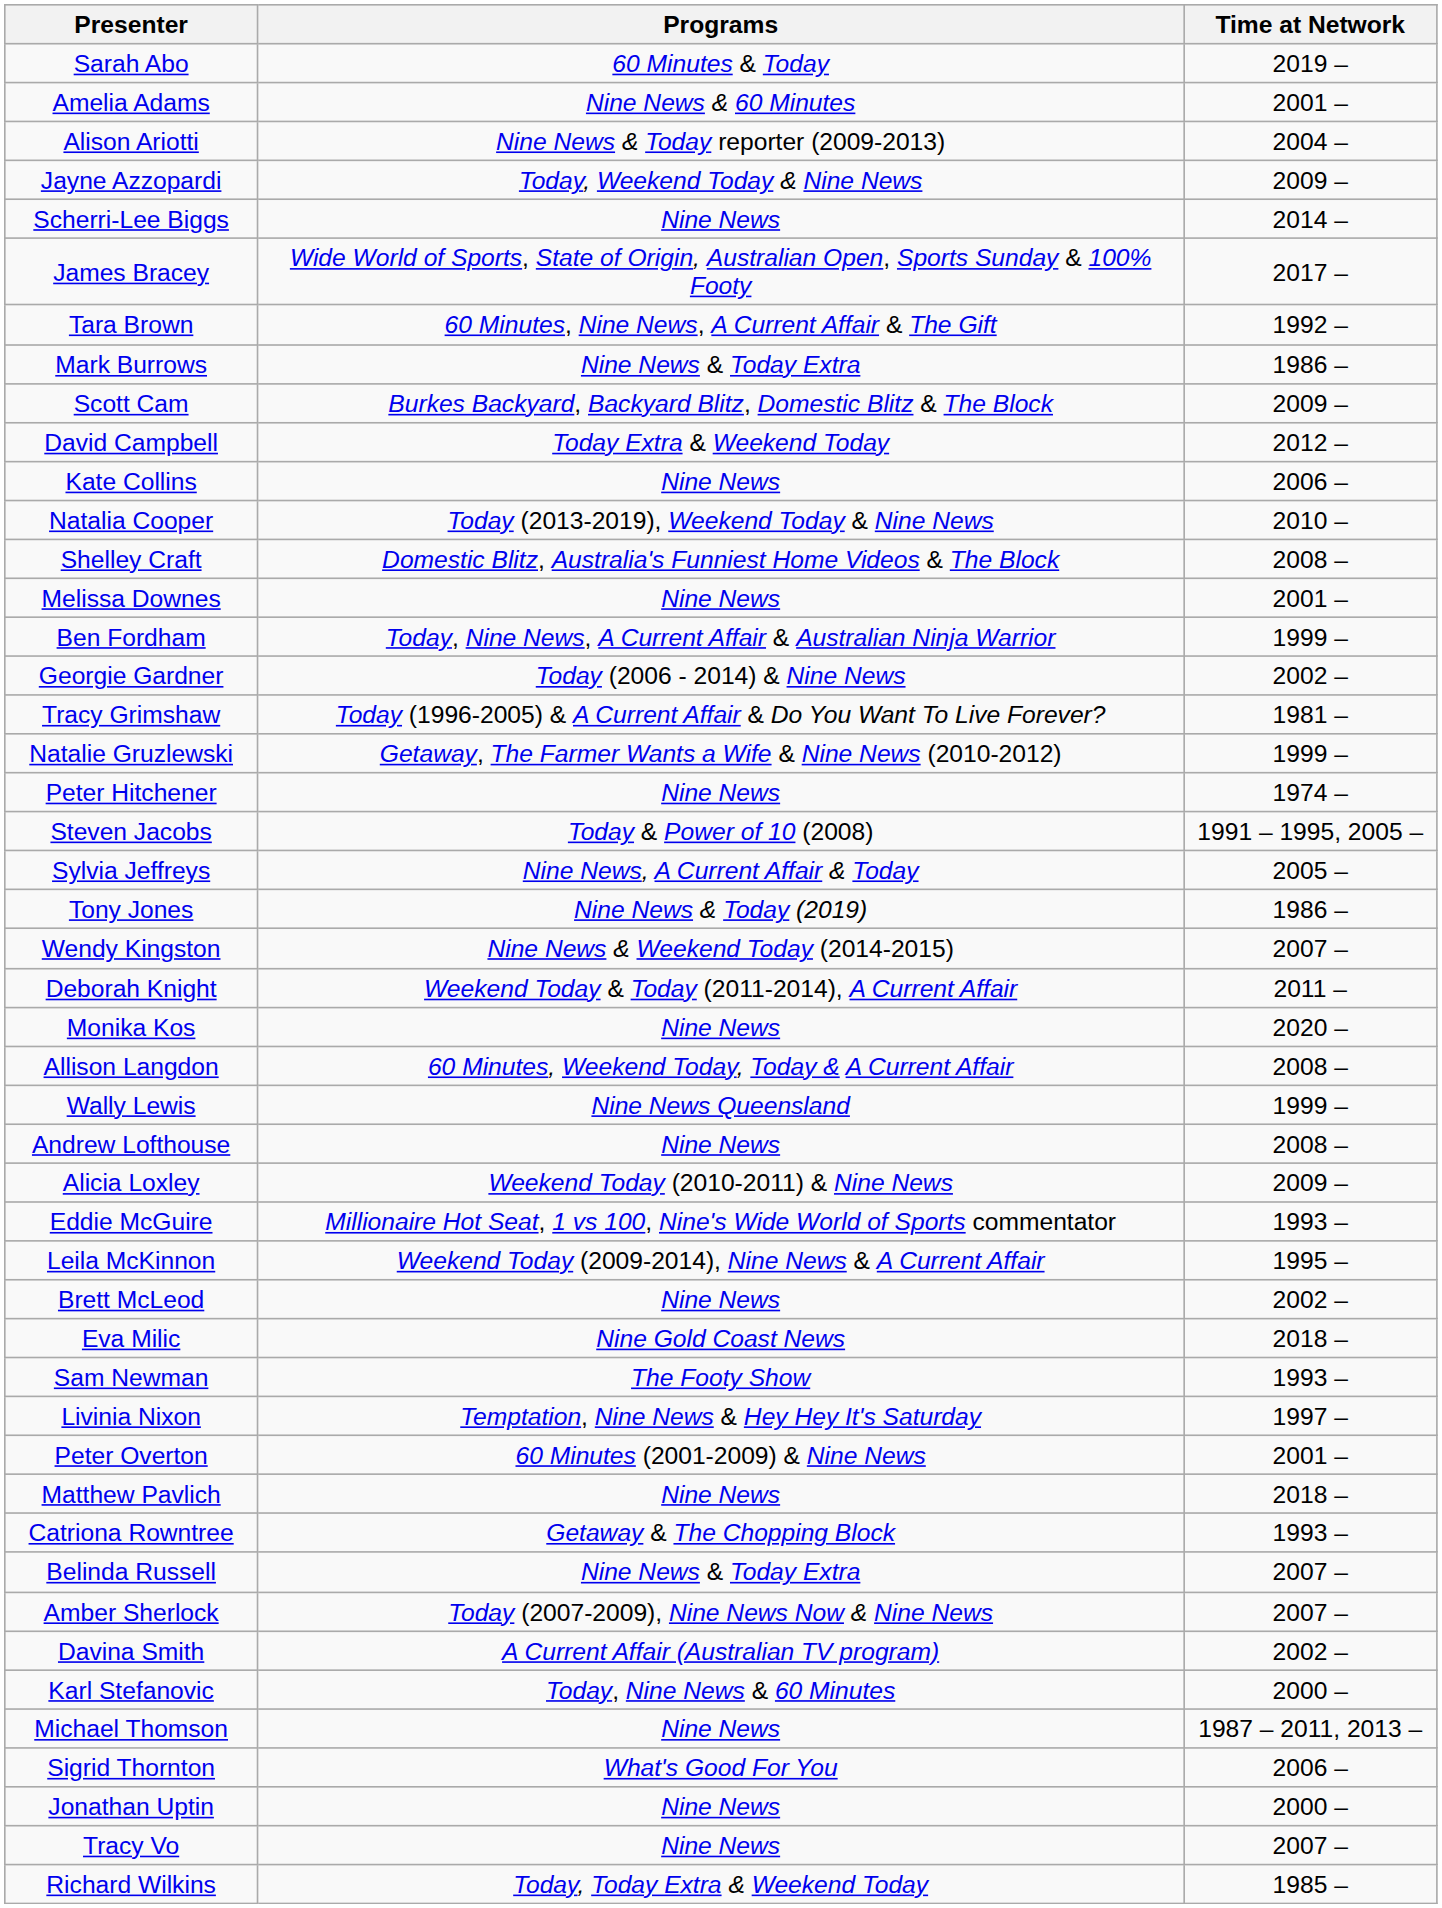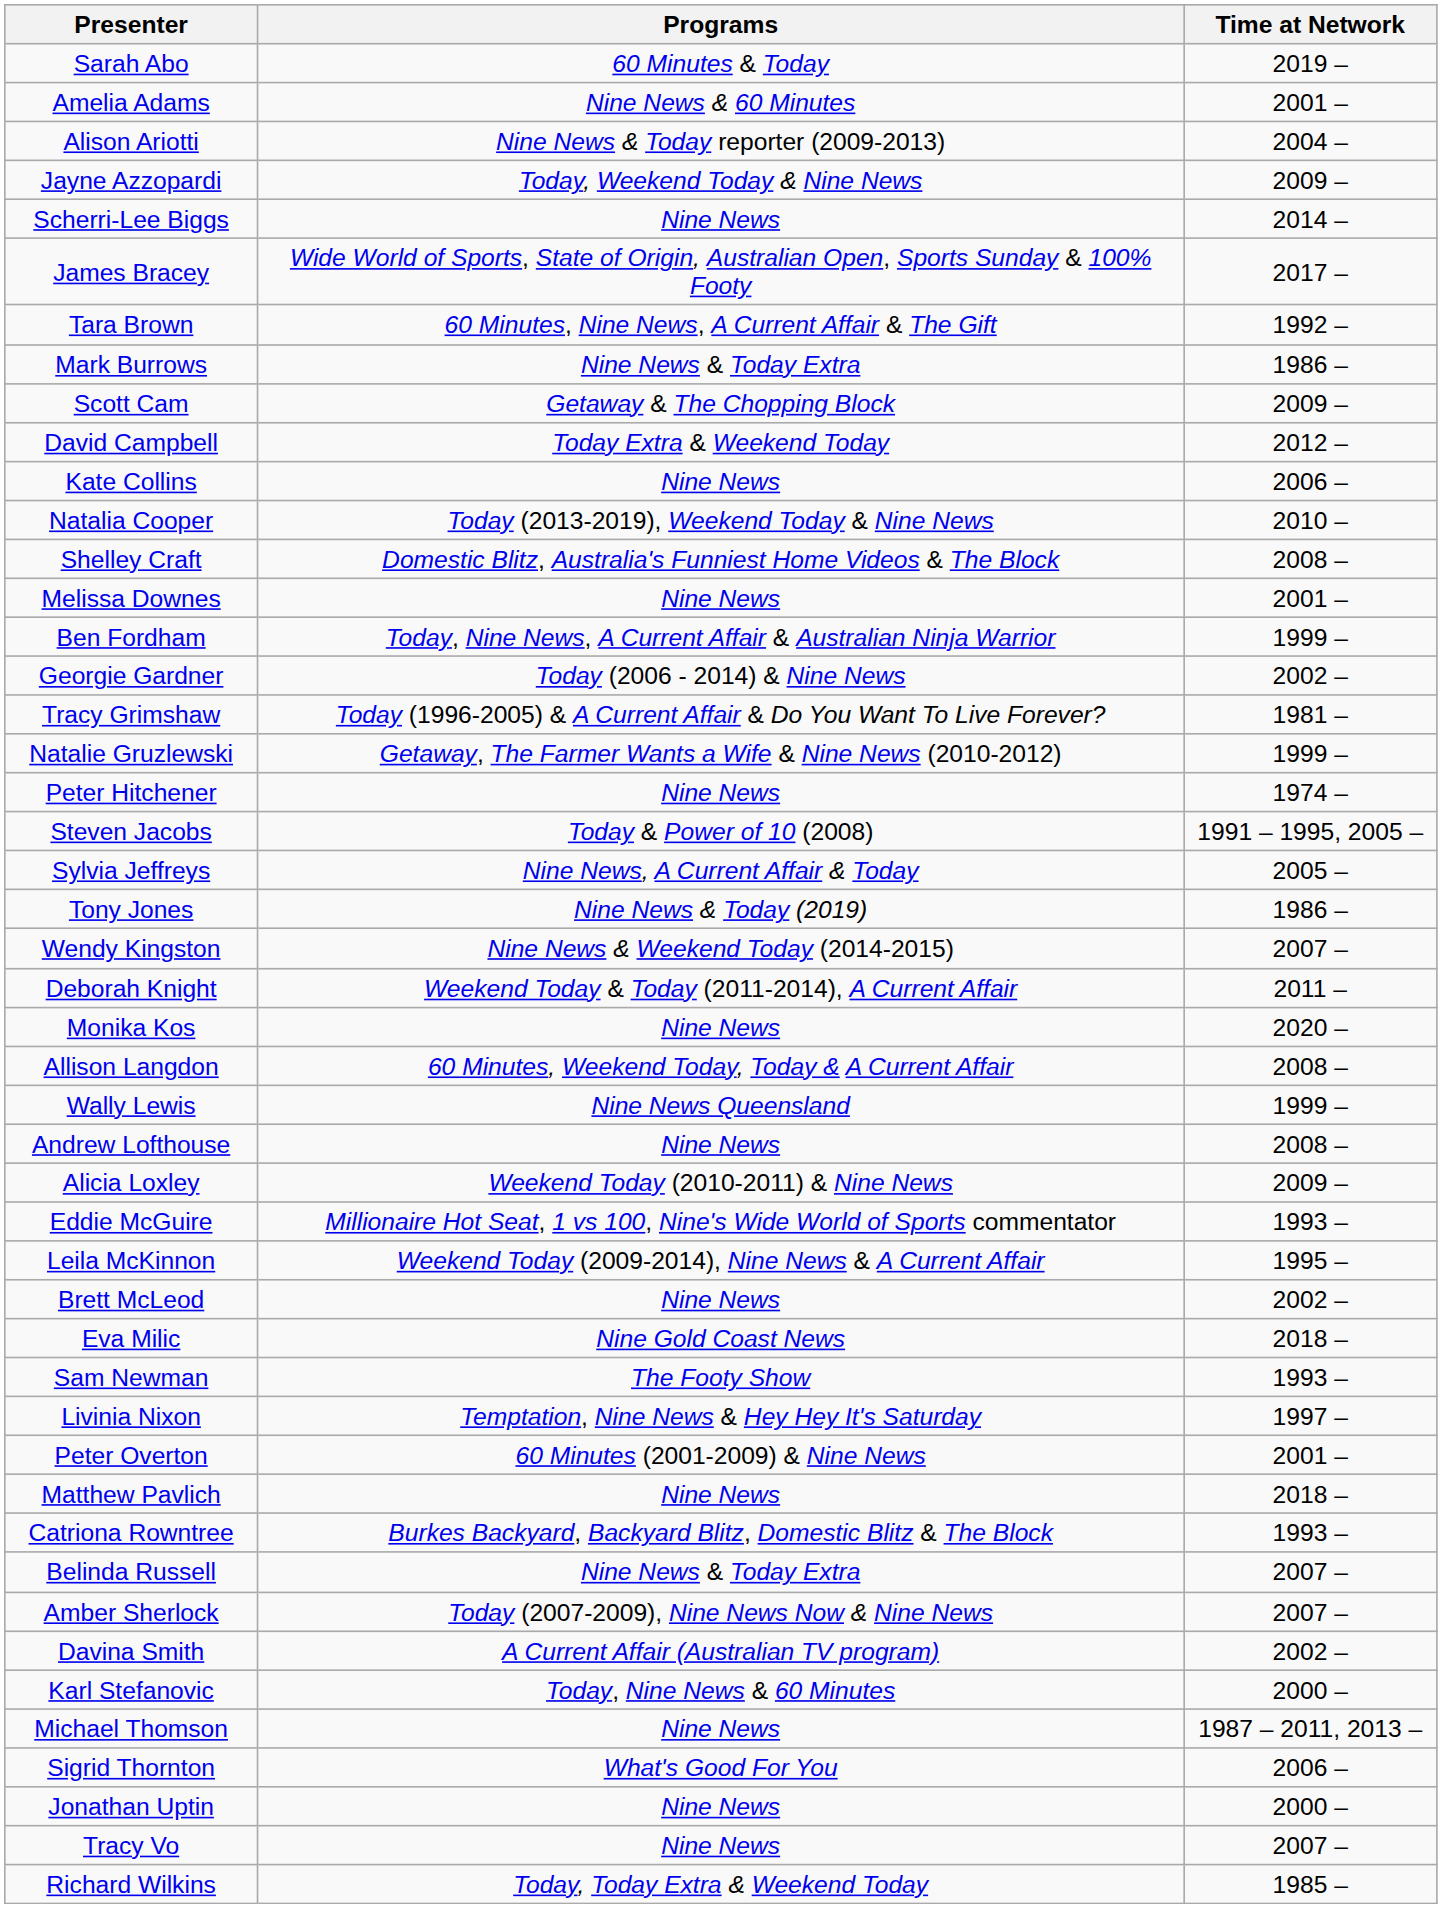(721, 403) Burkes Backyard, Backyard Blitz, Domestic Blitz & The Block -> (721, 403) Getaway & The Chopping Block
(721, 1533) Getaway & The Chopping Block -> (721, 1533) Burkes Backyard, Backyard Blitz, Domestic Blitz & The Block
